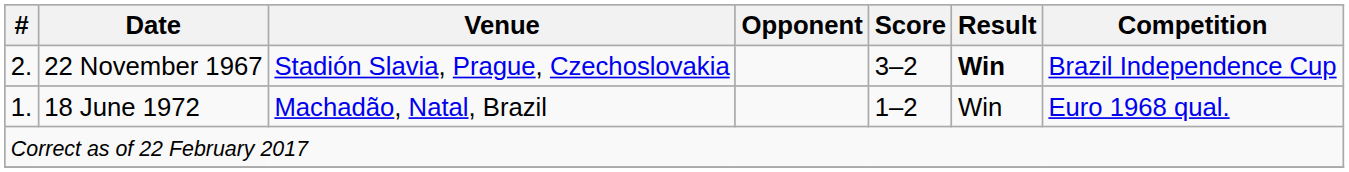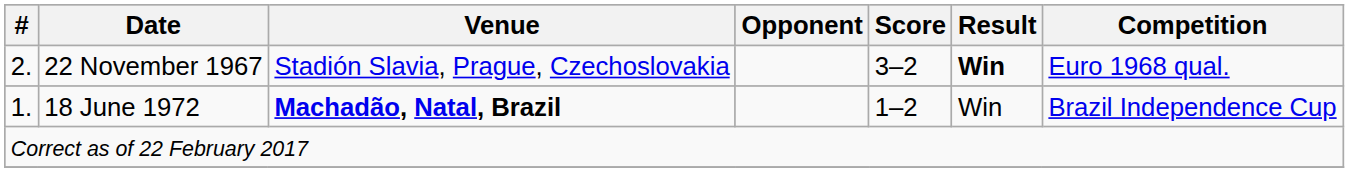(1193, 66) Brazil Independence Cup -> (1139, 66) Euro 1968 qual.
(411, 107) normal -> (418, 107) bold
(1139, 107) Euro 1968 qual. -> (1193, 107) Brazil Independence Cup
